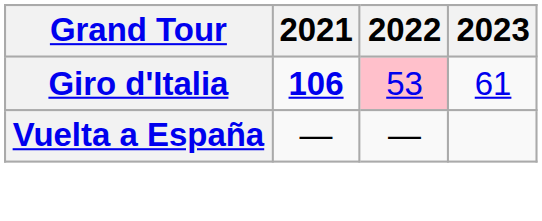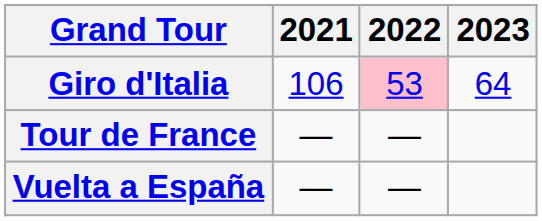(316, 82) bold -> (316, 82) normal
(493, 82) 61 -> (493, 82) 64
+ row: (138, 135)
